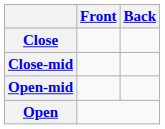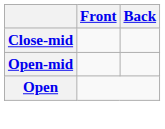- row: (41, 40)
